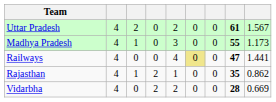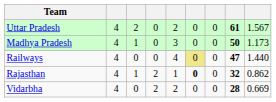(235, 43) 55 -> (235, 43) 50
(258, 58) 1.441 -> (258, 58) 1.440
(195, 74) normal -> (195, 74) bold
(235, 74) 35 -> (235, 74) 32
